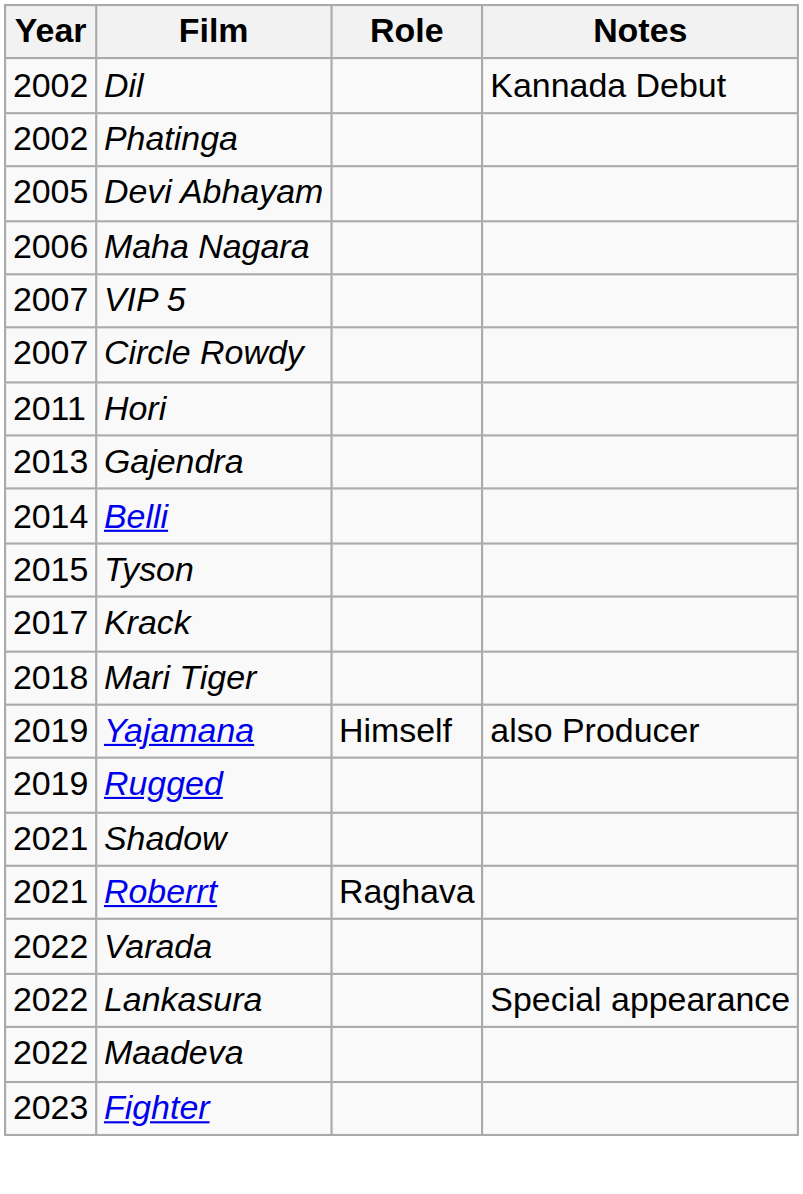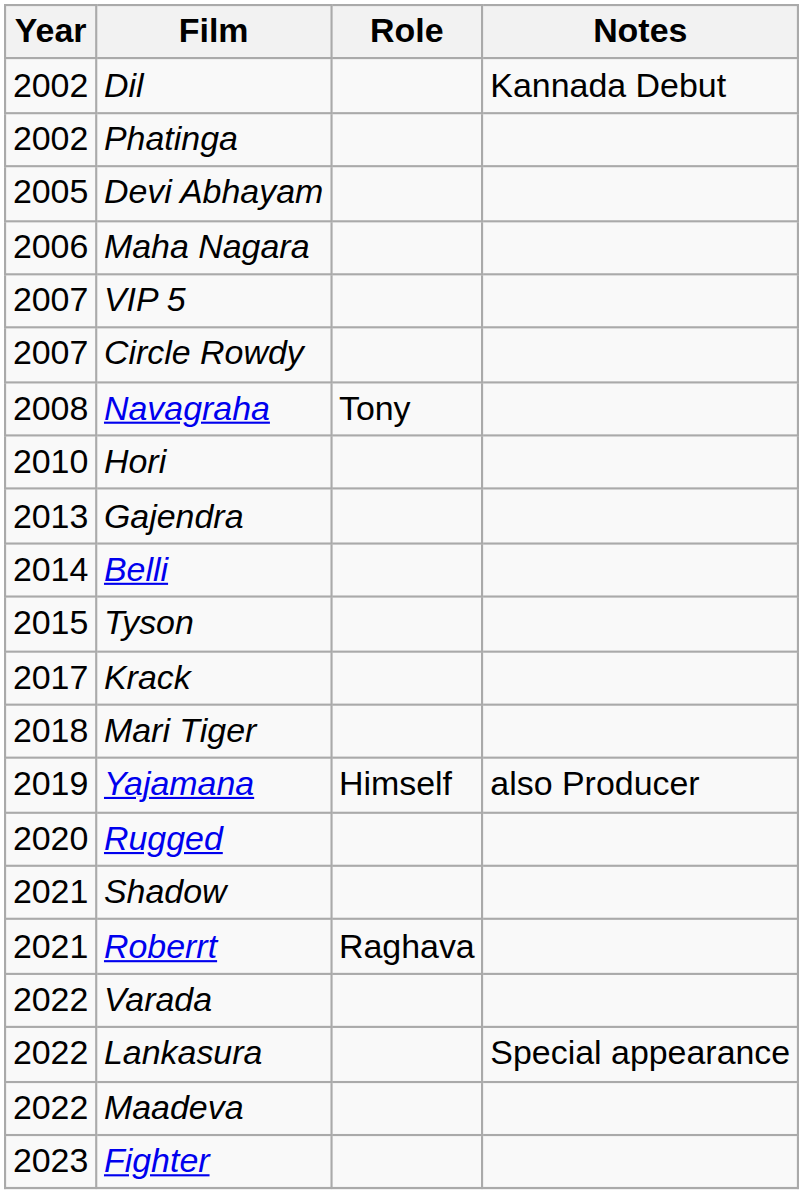+ row: (187, 407)
(49, 407) 2011 -> (51, 461) 2010
(51, 784) 2019 -> (51, 838) 2020
